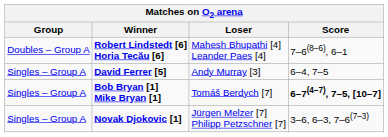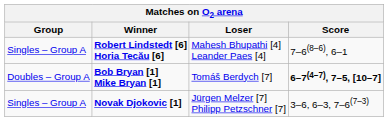(48, 50) Doubles – Group A -> (47, 50) Singles – Group A
- row: (130, 71)
(47, 92) Singles – Group A -> (48, 77) Doubles – Group A
